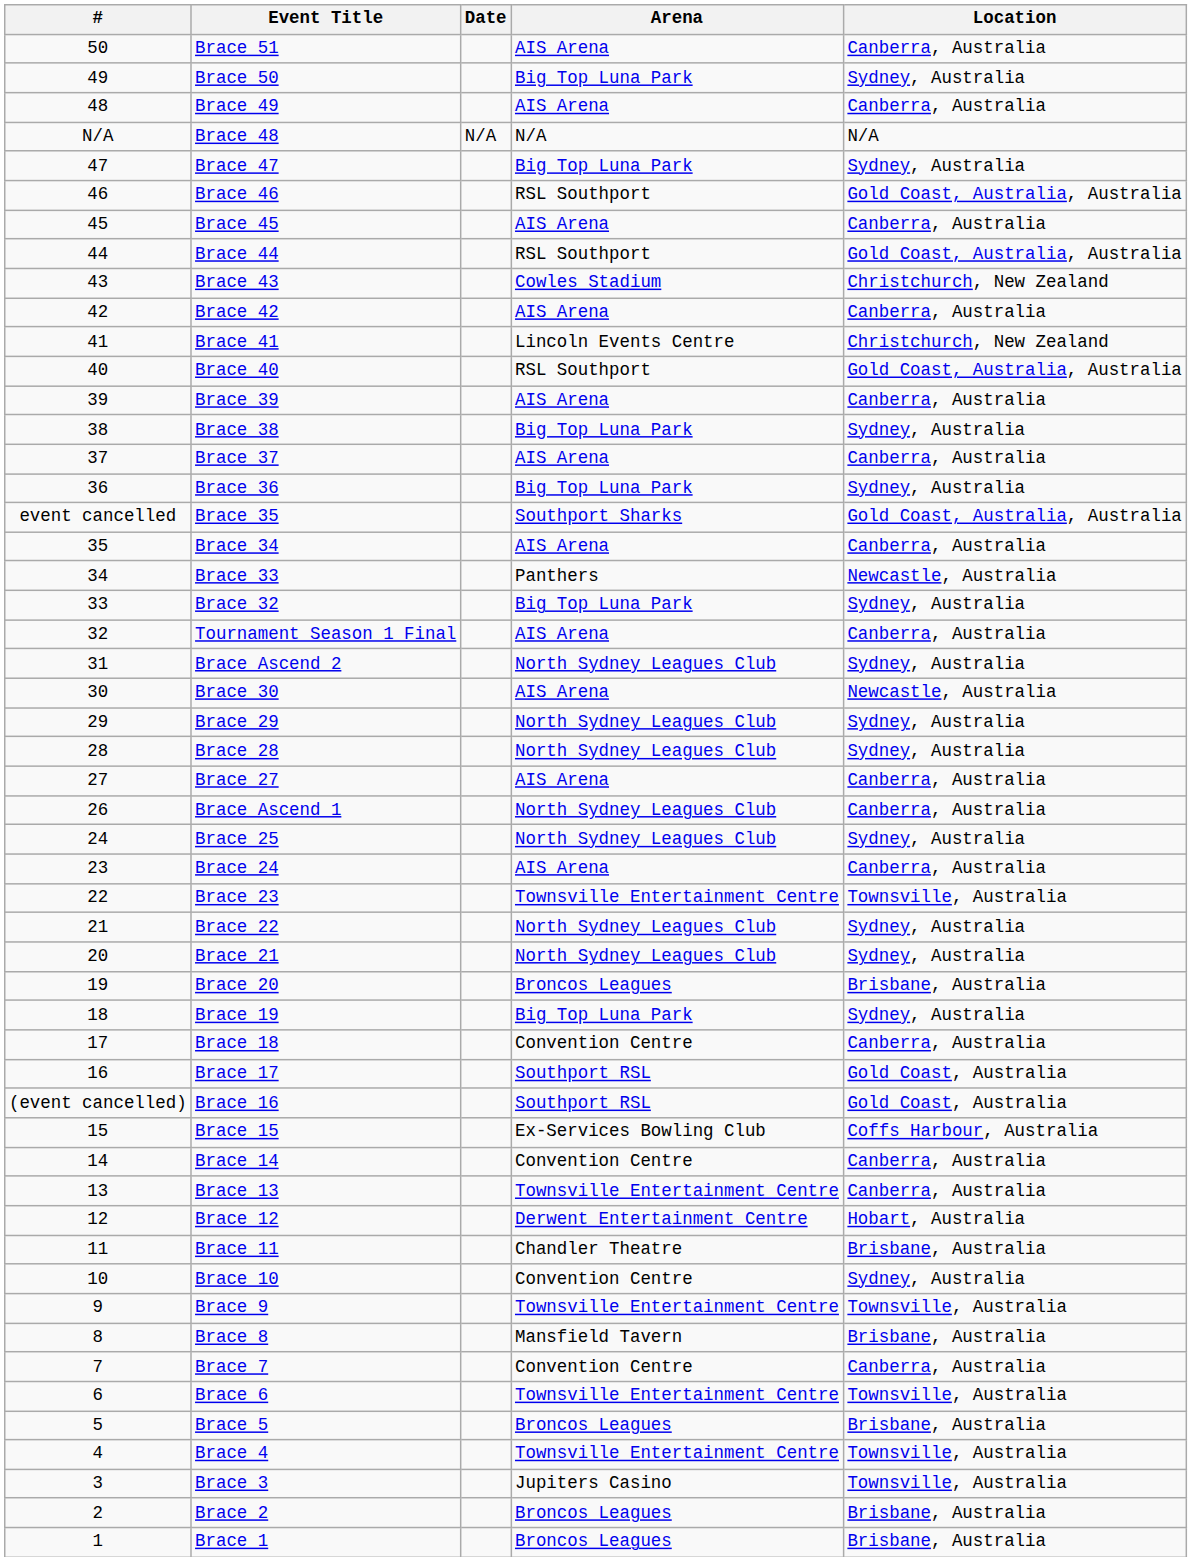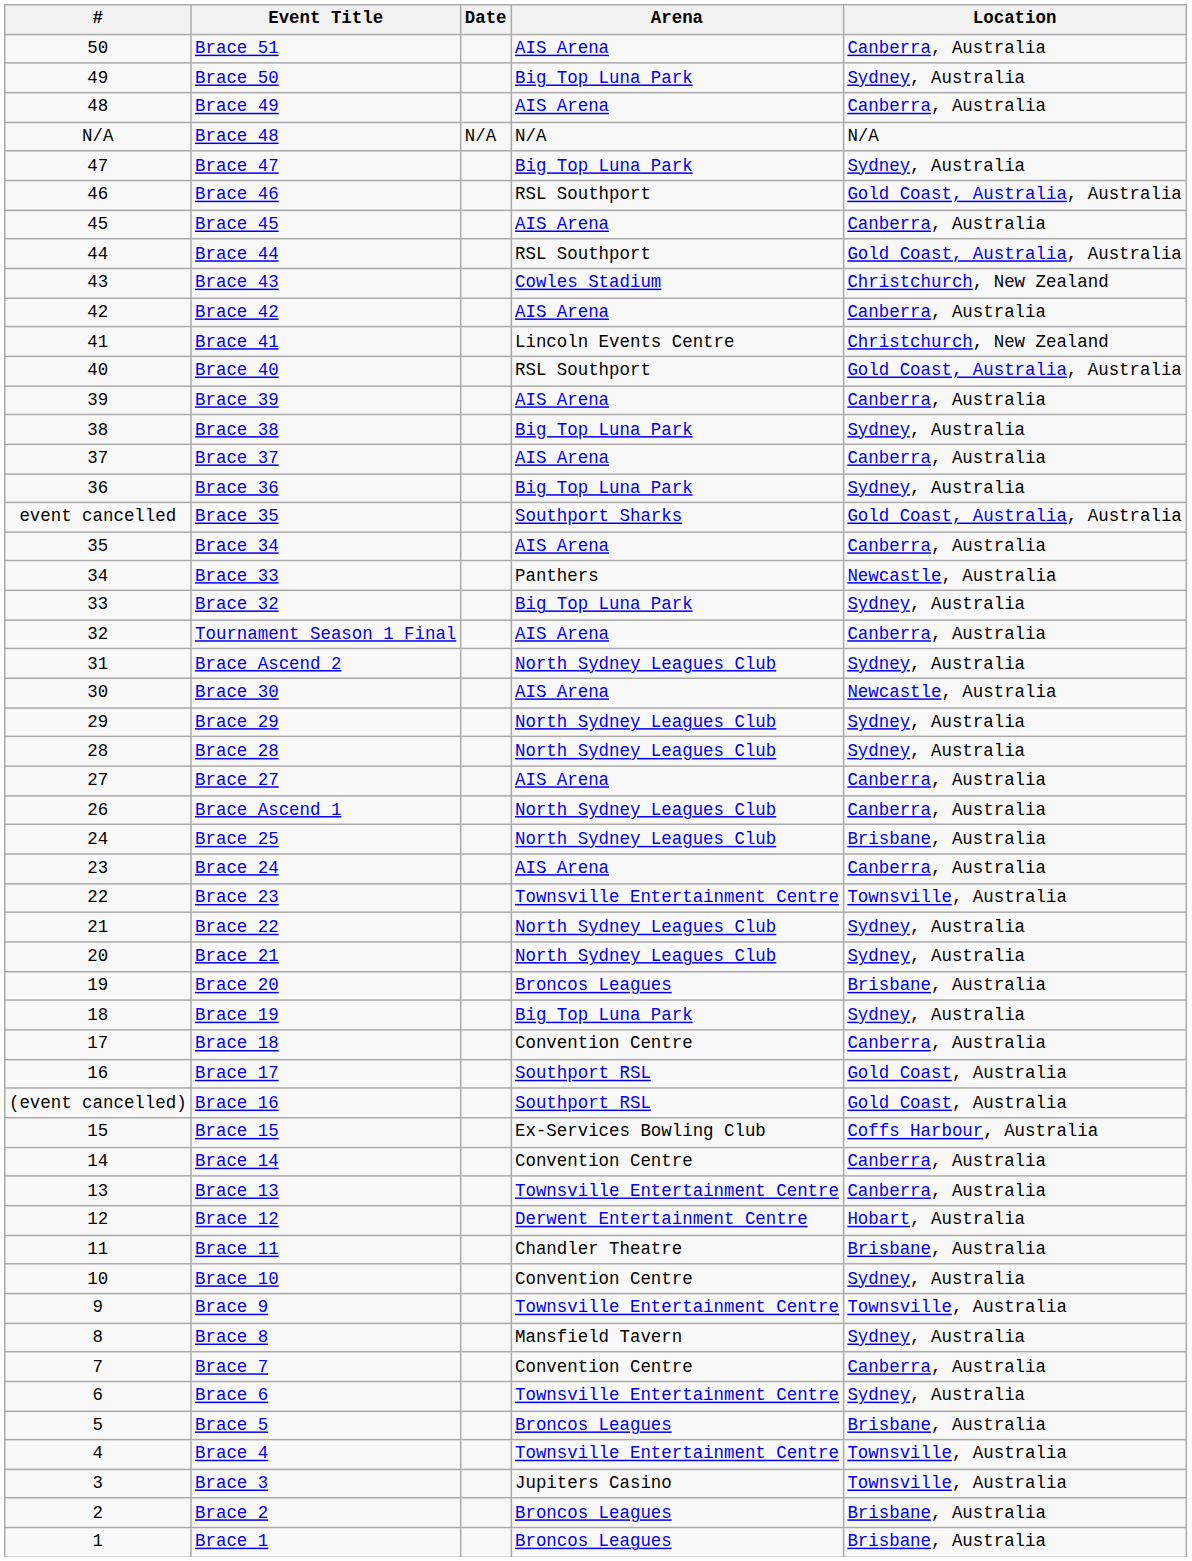(936, 839) Sydney, Australia -> (947, 839) Brisbane, Australia
(947, 1337) Brisbane, Australia -> (936, 1337) Sydney, Australia
(957, 1396) Townsville, Australia -> (936, 1396) Sydney, Australia
